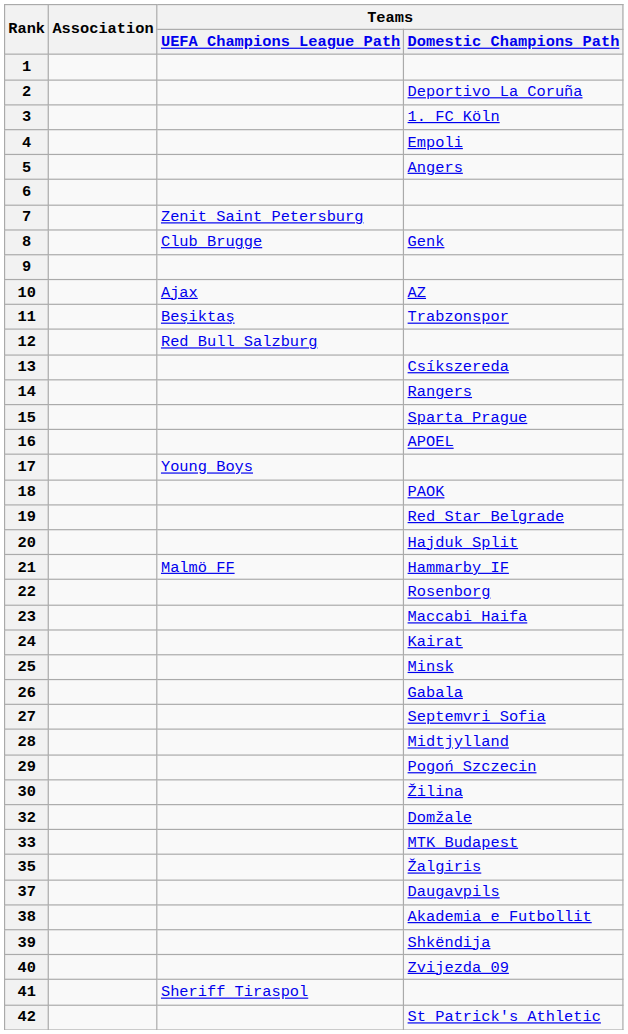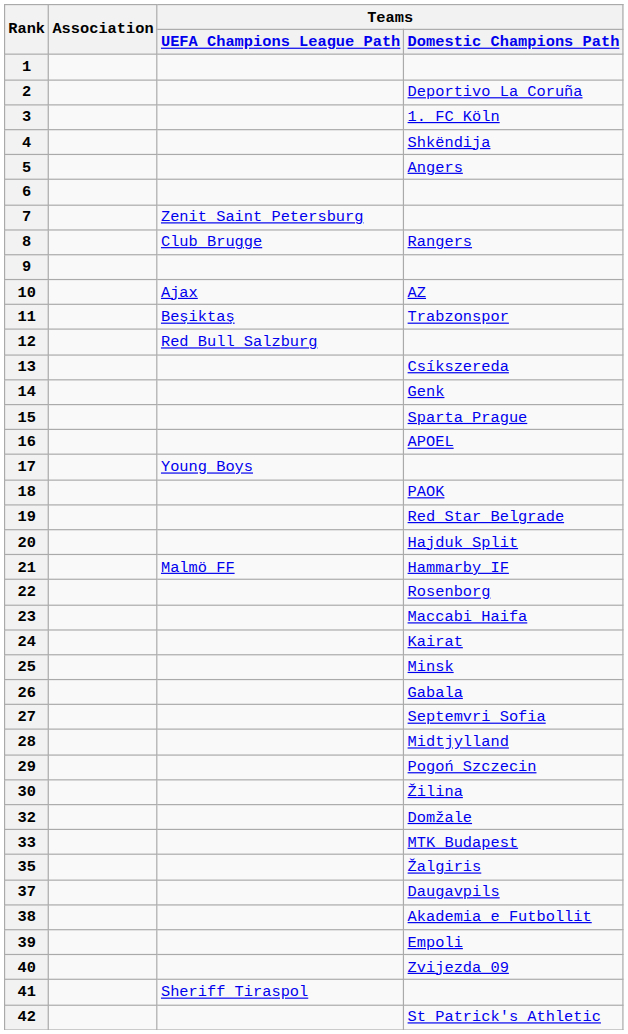(435, 142) Empoli -> (449, 142) Shkëndija
(426, 242) Genk -> (440, 242) Rangers
(440, 392) Rangers -> (426, 392) Genk
(449, 942) Shkëndija -> (435, 942) Empoli
